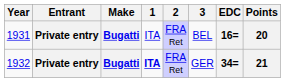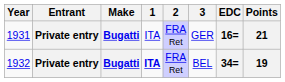(202, 35) BEL -> (202, 35) GER
(262, 35) 20 -> (262, 35) 21
(202, 64) GER -> (202, 64) BEL
(262, 64) 21 -> (262, 64) 19
